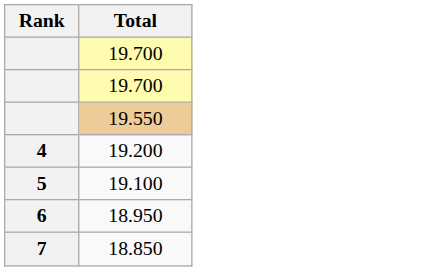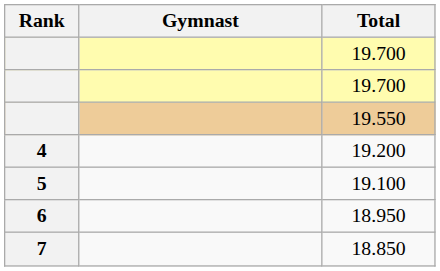+ column: (200, 20)
